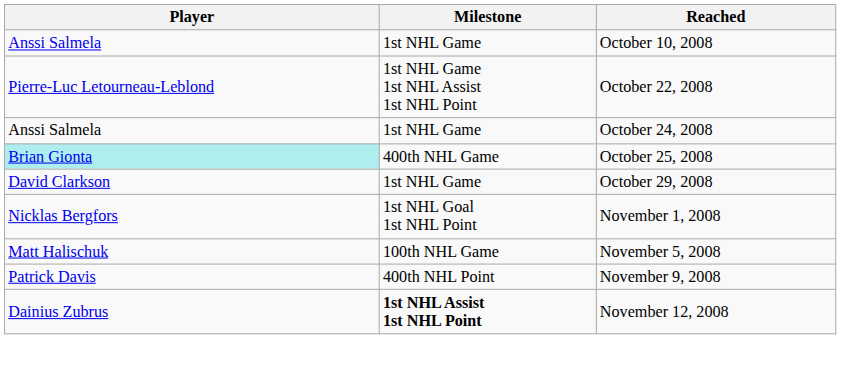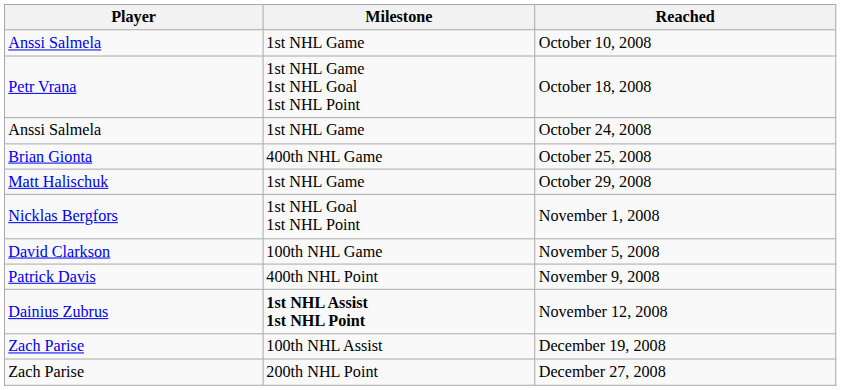+ row: (595, 86)
- row: (656, 86)
(50, 156) paleturquoise background -> (50, 156) no background
(59, 181) David Clarkson -> (58, 181) Matt Halischuk
(58, 251) Matt Halischuk -> (59, 251) David Clarkson
+ row: (602, 346)
+ row: (602, 371)
